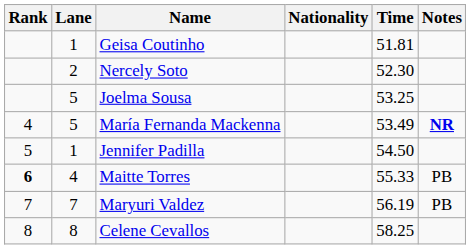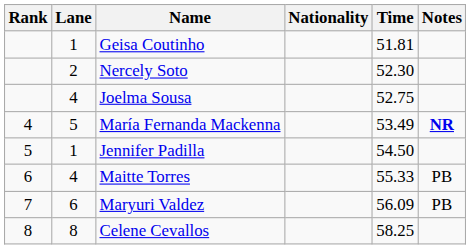(74, 97) 5 -> (74, 97) 4
(395, 97) 53.25 -> (395, 97) 52.75
(28, 177) bold -> (28, 177) normal
(74, 204) 7 -> (74, 204) 6
(395, 204) 56.19 -> (395, 204) 56.09
